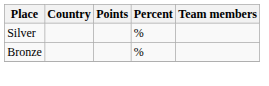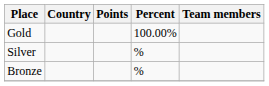+ row: (19, 33)
